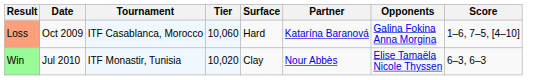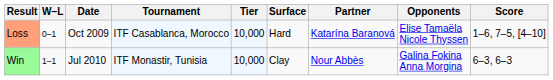+ column: (53, 12)
(223, 34) 10,060 -> (249, 34) 10,000
(405, 34) Galina Fokina Anna Morgina -> (434, 34) Elise Tamaëla Nicole Thyssen
(223, 61) 10,020 -> (249, 61) 10,000
(408, 61) Elise Tamaëla Nicole Thyssen -> (431, 61) Galina Fokina Anna Morgina
